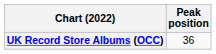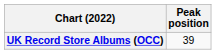(189, 40) 36 -> (189, 40) 39
